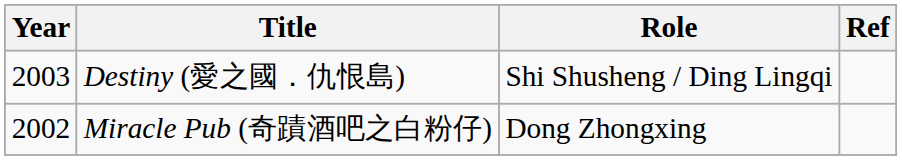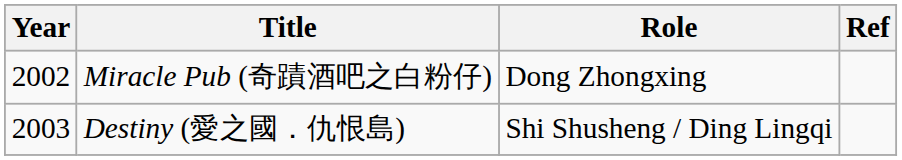rows swapped: (288, 127) <-> (244, 75)
